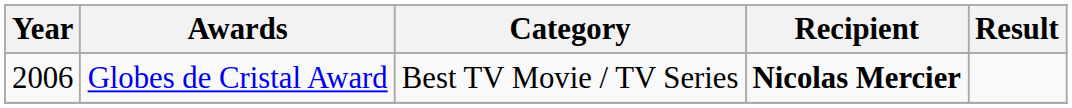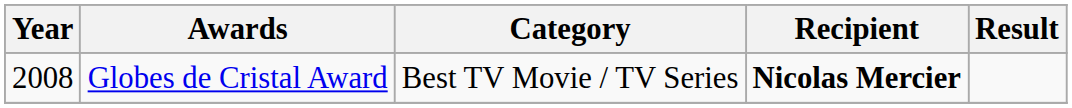(43, 77) 2006 -> (43, 77) 2008
